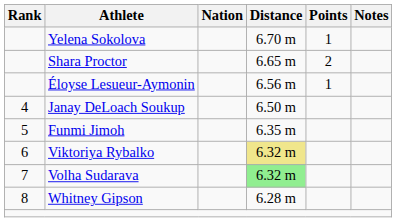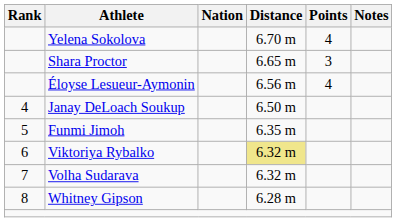(328, 38) 1 -> (328, 38) 4
(328, 61) 2 -> (328, 61) 3
(328, 84) 1 -> (328, 84) 4
(276, 175) lightgreen background -> (276, 175) no background
